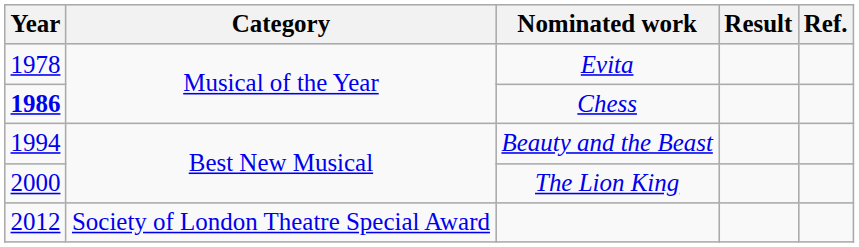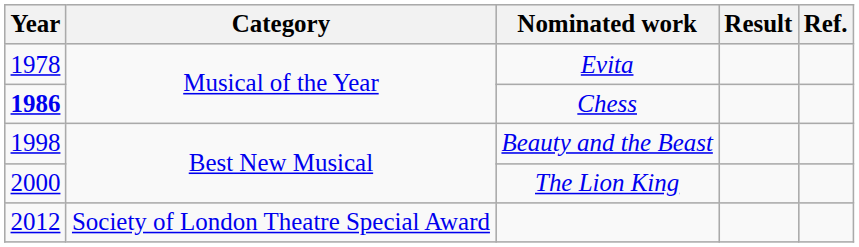(35, 143) 1994 -> (35, 143) 1998
